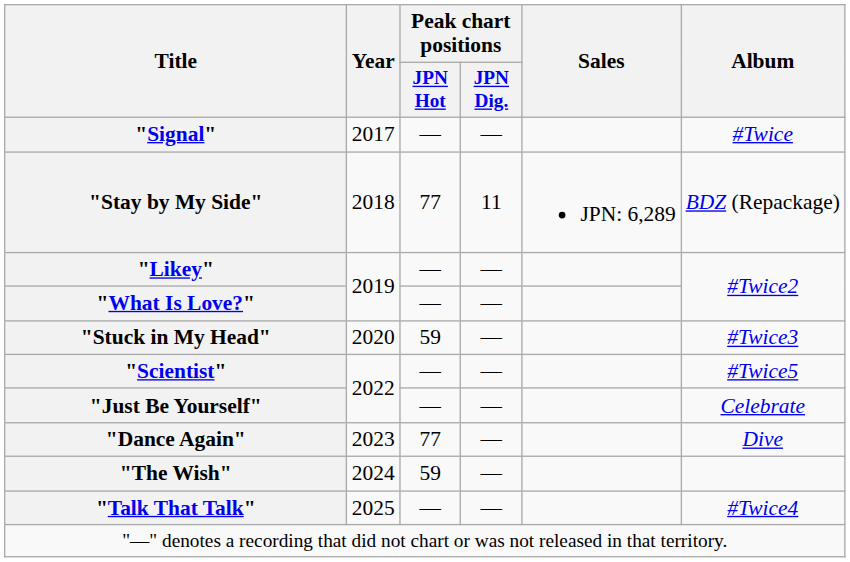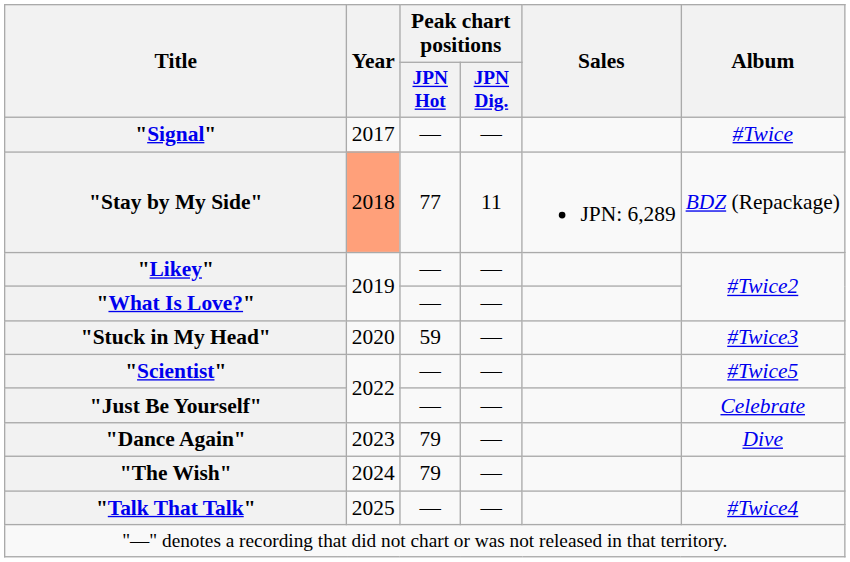(373, 201) no background -> (373, 201) lightsalmon background
(430, 439) 77 -> (430, 439) 79
(430, 473) 59 -> (430, 473) 79
